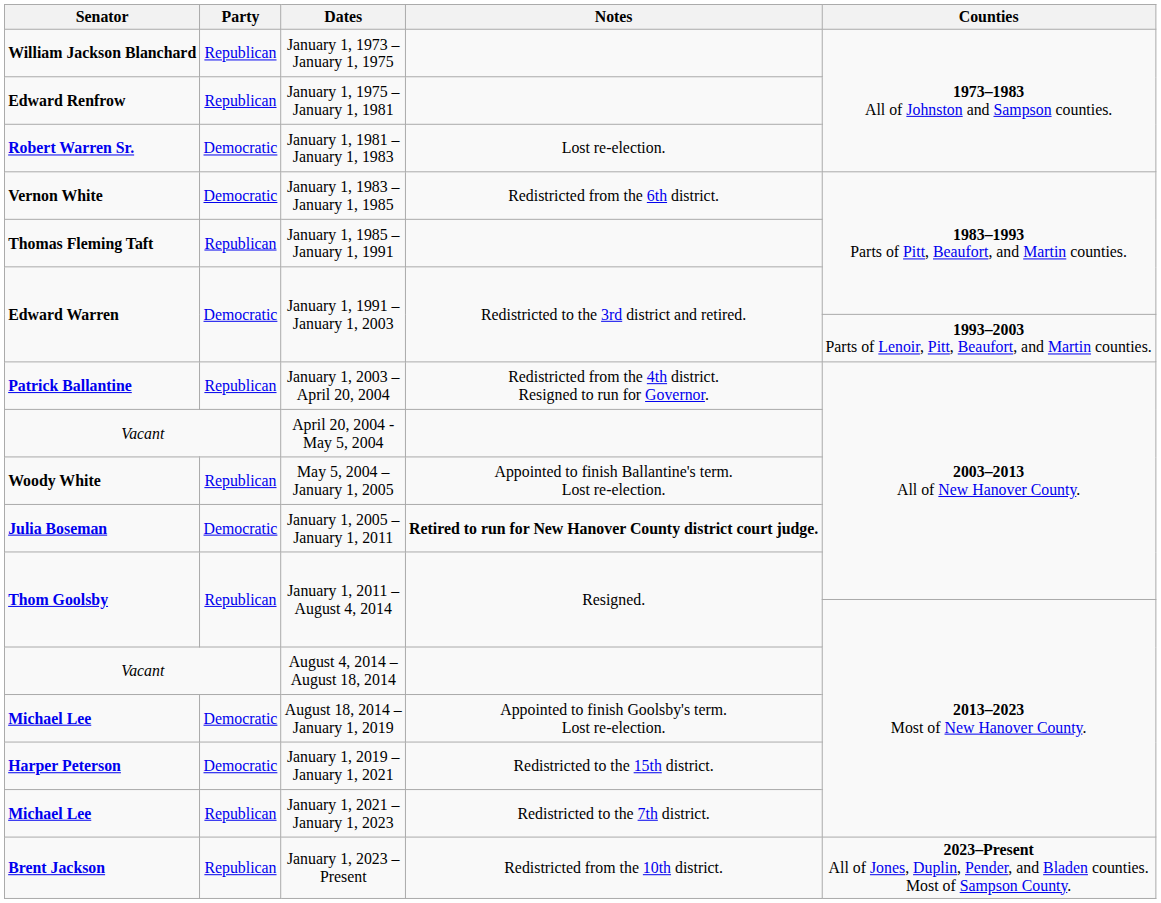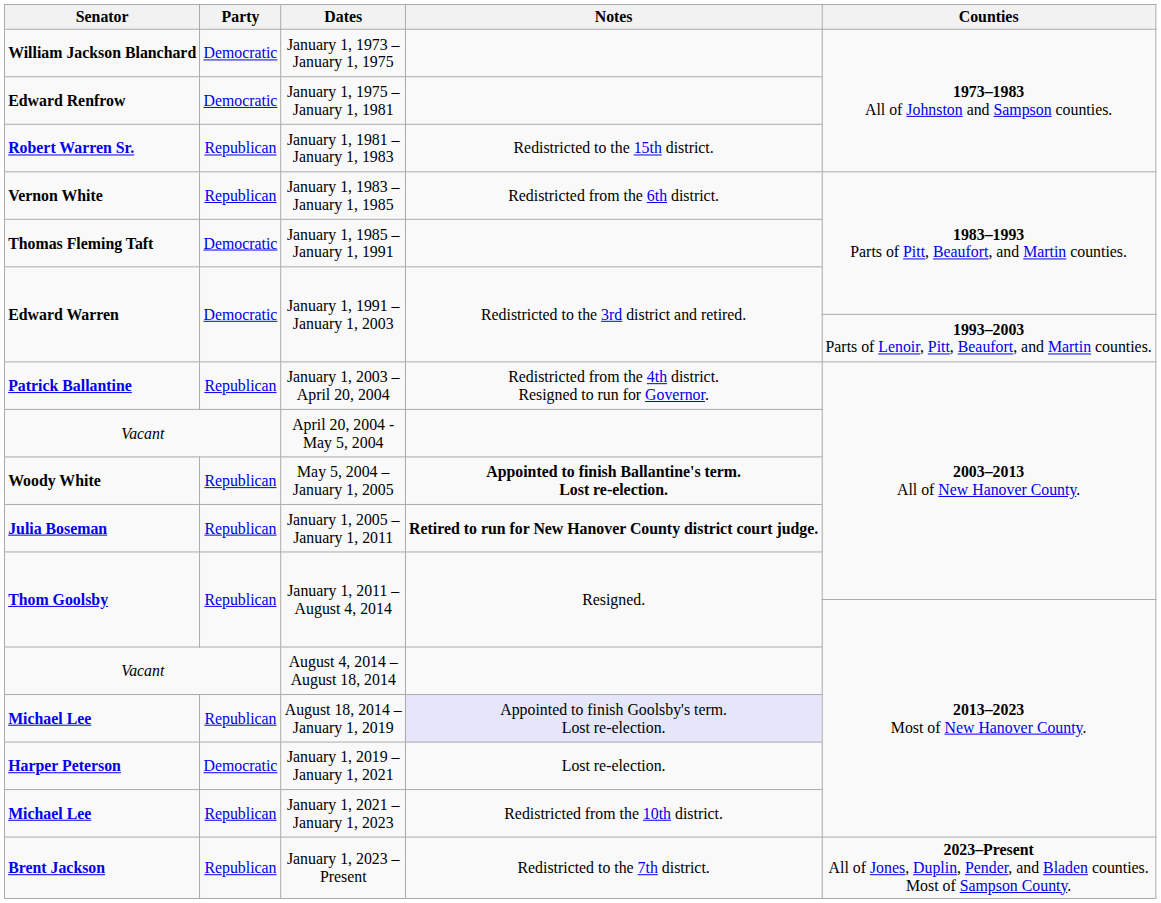(240, 53) Republican -> (240, 53) Democratic
(240, 100) Republican -> (240, 100) Democratic
(240, 148) Democratic -> (240, 148) Republican
(614, 148) Lost re-election. -> (614, 148) Redistricted to the 15th district.
(240, 195) Democratic -> (240, 195) Republican
(240, 243) Republican -> (240, 243) Democratic
(614, 481) normal -> (614, 481) bold
(240, 528) Democratic -> (240, 528) Republican
(240, 718) Democratic -> (240, 718) Republican
(614, 718) no background -> (614, 718) lavender background
(614, 766) Redistricted to the 15th district. -> (614, 766) Lost re-election.
(614, 813) Redistricted to the 7th district. -> (614, 813) Redistricted from the 10th district.
(614, 867) Redistricted from the 10th district. -> (614, 867) Redistricted to the 7th district.
